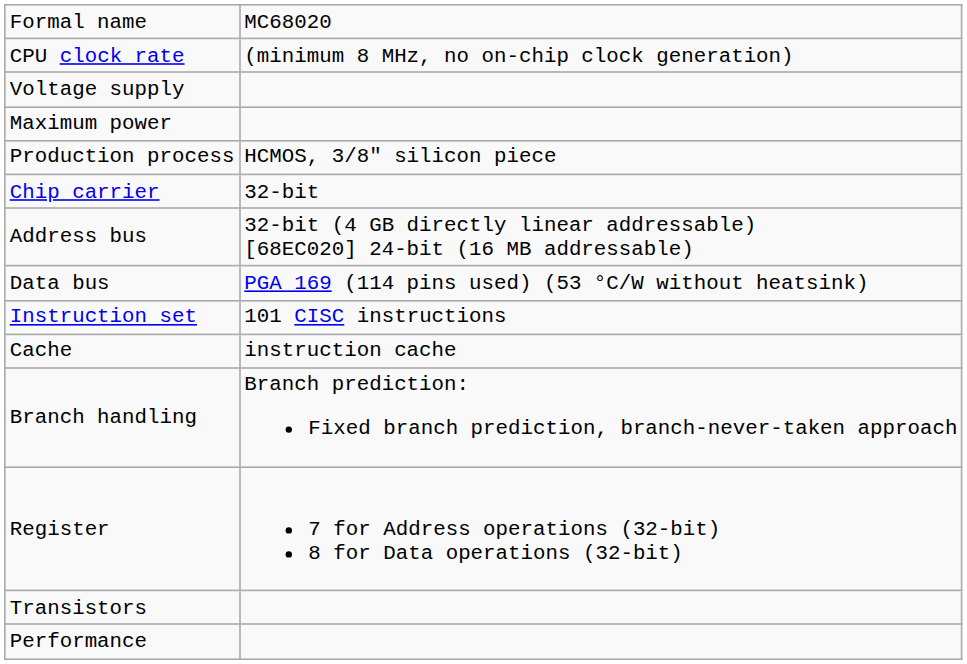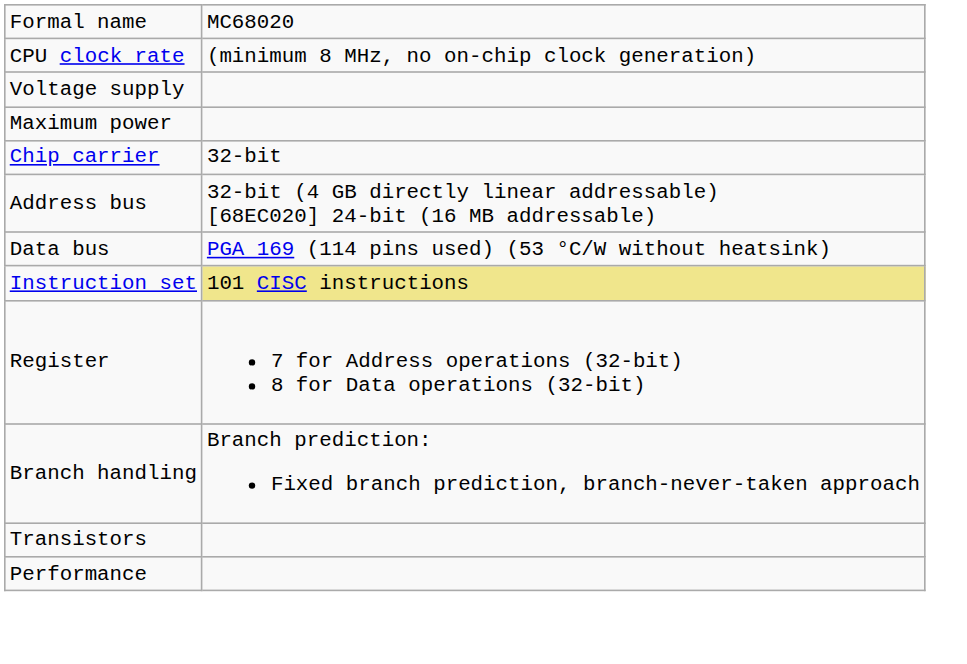- row: (122, 157)
(375, 317) no background -> (338, 283) khaki background
- row: (41, 351)
rows swapped: (60, 529) <-> (103, 418)
